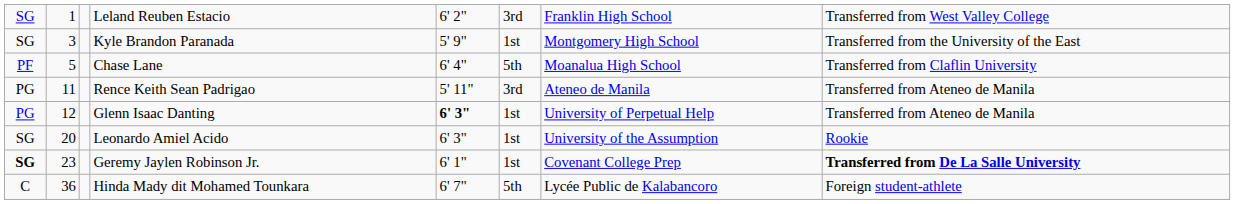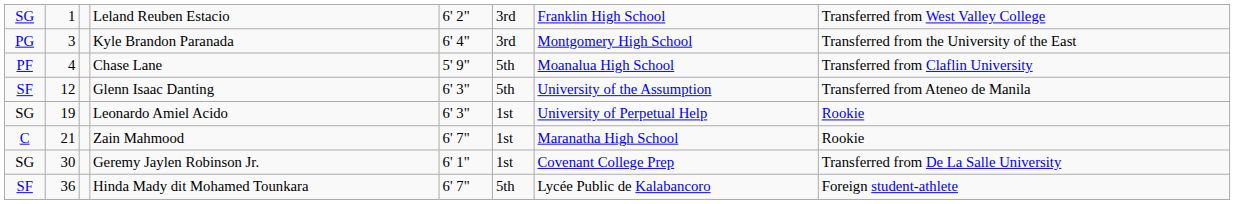(25, 41) SG -> (25, 41) PG
(453, 41) 5' 9" -> (456, 41) 6' 4"
(512, 41) 1st -> (506, 41) 3rd
(72, 65) 5 -> (72, 65) 4
(453, 65) 6' 4" -> (456, 65) 5' 9"
- row: (174, 89)
(25, 114) PG -> (25, 89) SF
(455, 114) bold -> (456, 89) normal
(512, 114) 1st -> (505, 89) 5th
(629, 114) University of Perpetual Help -> (625, 89) University of the Assumption
(69, 138) 20 -> (68, 114) 19
(631, 138) University of the Assumption -> (622, 114) University of Perpetual Help
+ row: (139, 138)
(25, 162) bold -> (25, 162) normal
(69, 162) 23 -> (68, 162) 30
(953, 162) bold -> (942, 162) normal
(25, 187) C -> (25, 187) SF
